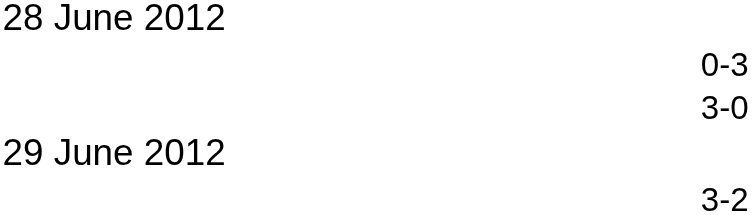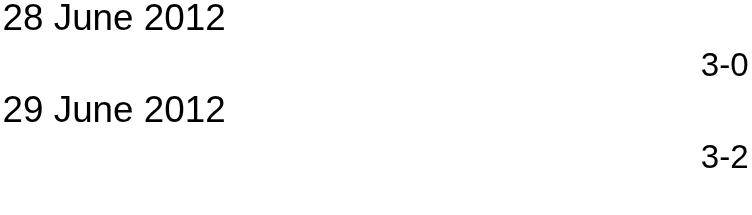- row: (271, 64)
